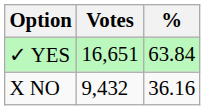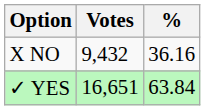rows swapped: (40, 55) <-> (35, 88)
